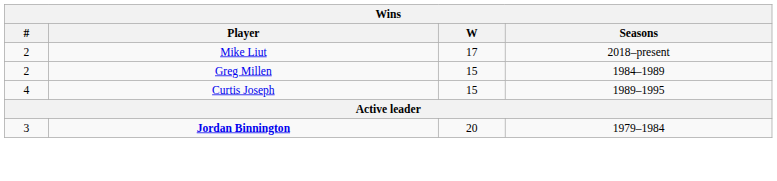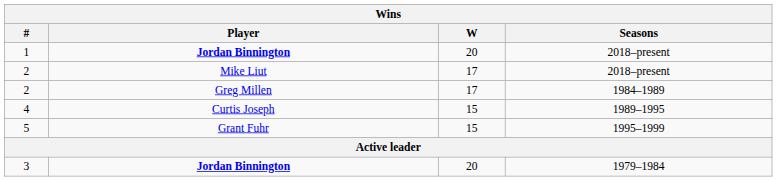+ row: (26, 52)
(472, 71) 15 -> (472, 90) 17
+ row: (26, 128)
